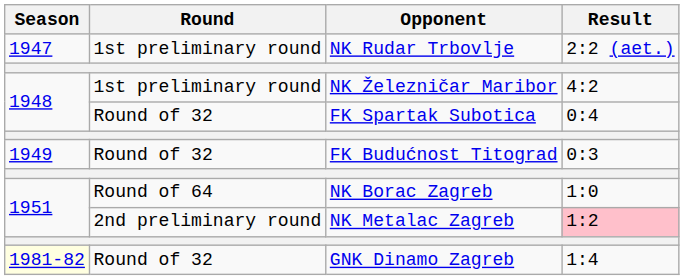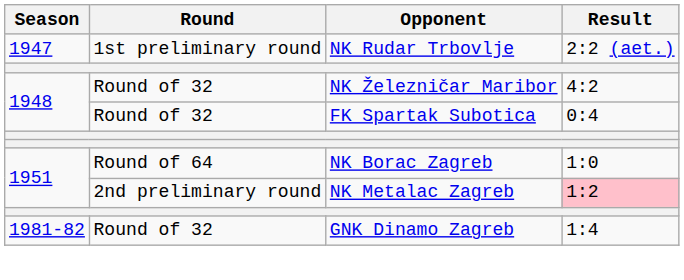(207, 87) 1st preliminary round -> (153, 87) Round of 32
- row: (444, 154)
(47, 260) lightyellow background -> (47, 231) no background
